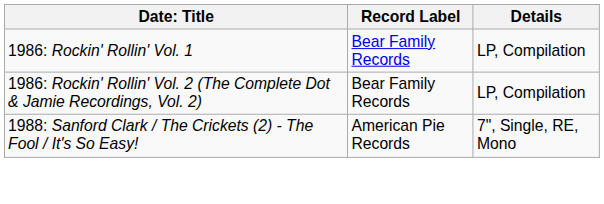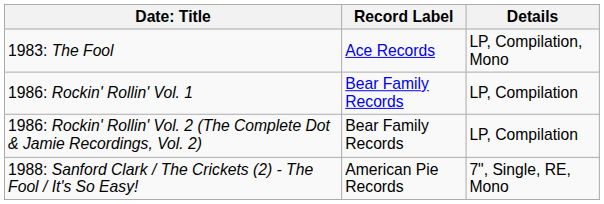+ row: (61, 50)
